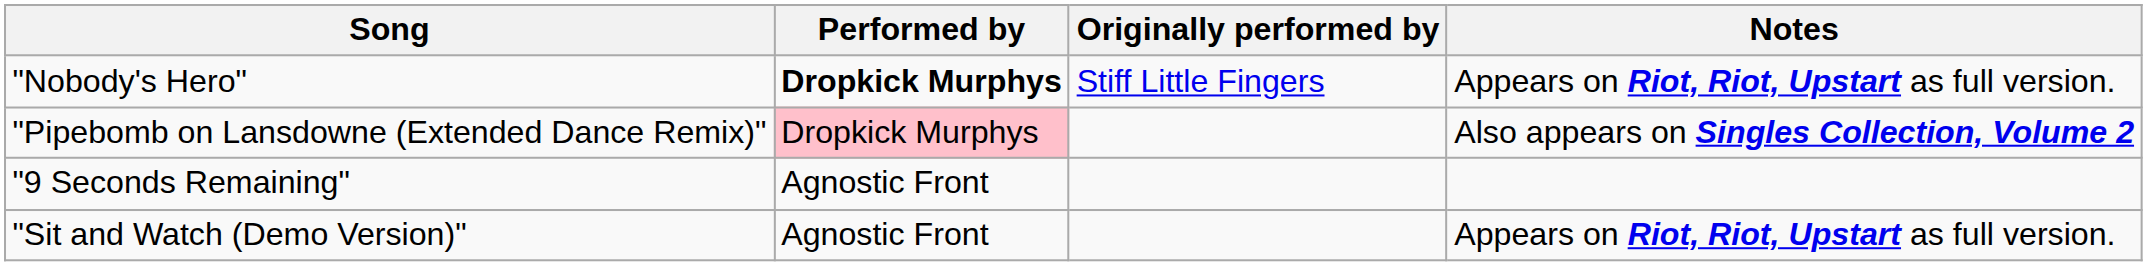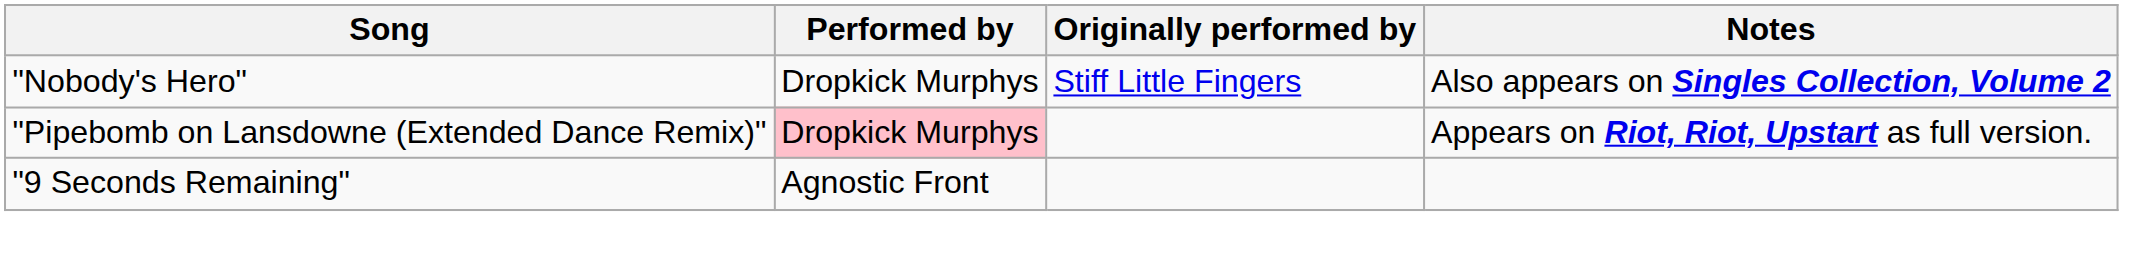(922, 81) bold -> (910, 81) normal
(1785, 81) Appears on Riot, Riot, Upstart as full version. -> (1771, 81) Also appears on Singles Collection, Volume 2
(1794, 132) Also appears on Singles Collection, Volume 2 -> (1762, 132) Appears on Riot, Riot, Upstart as full version.
- row: (240, 234)
